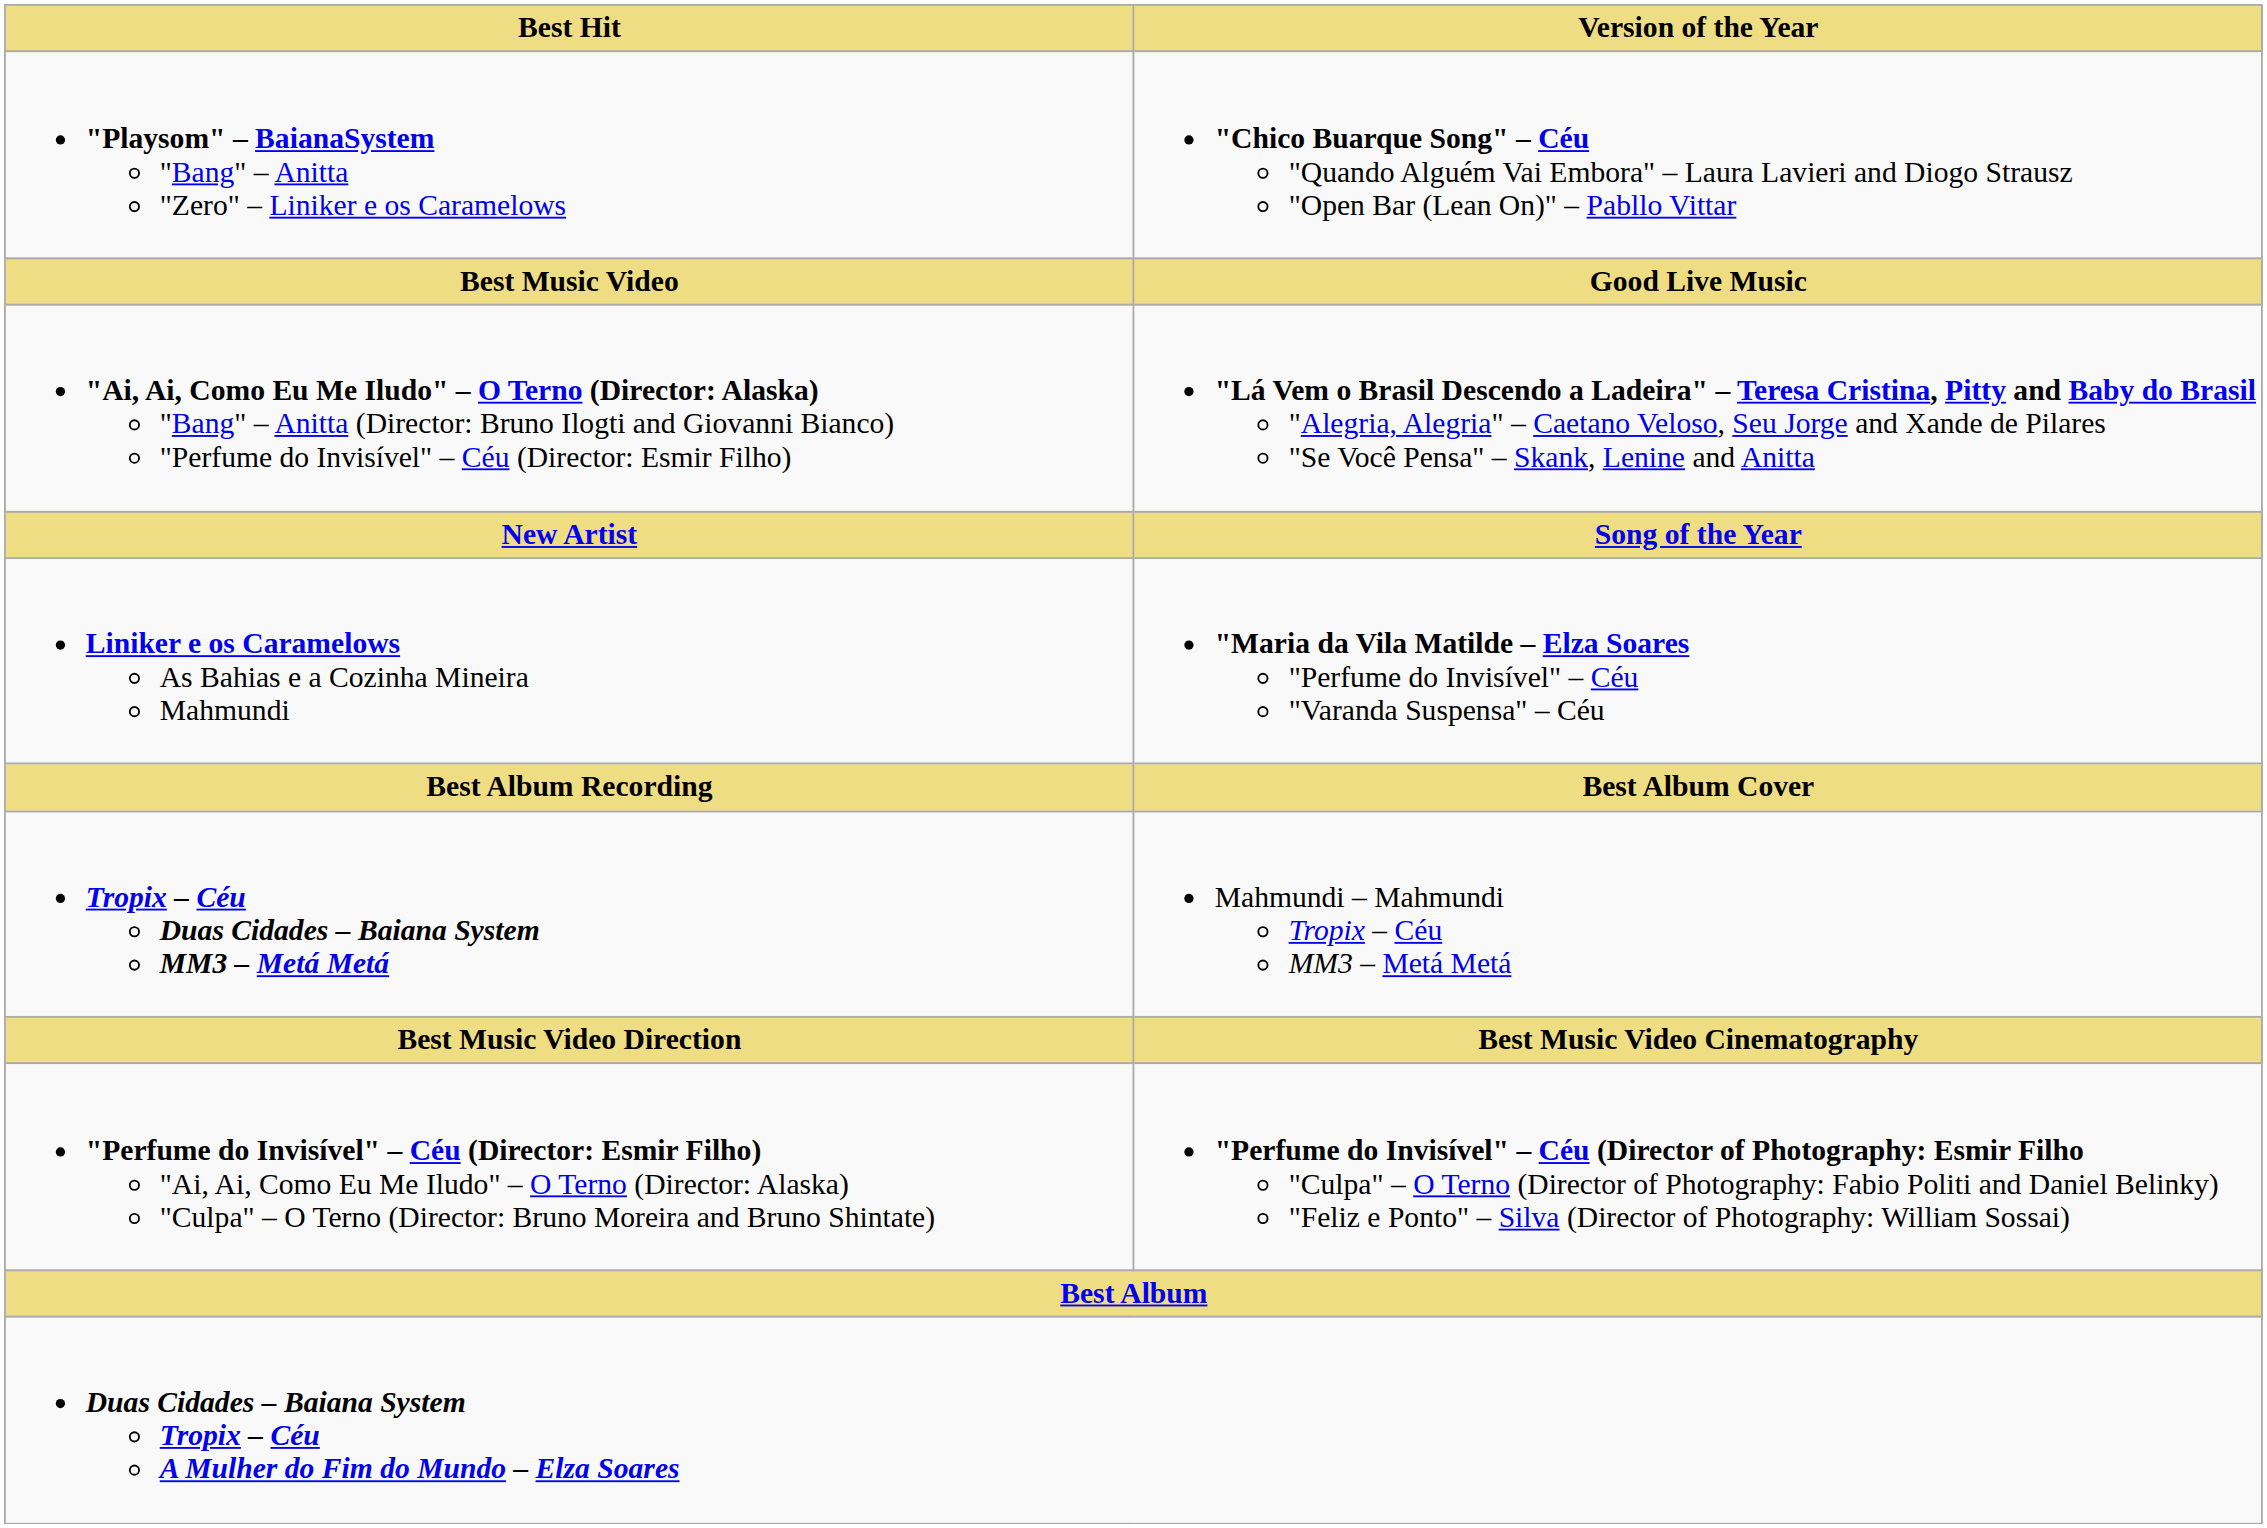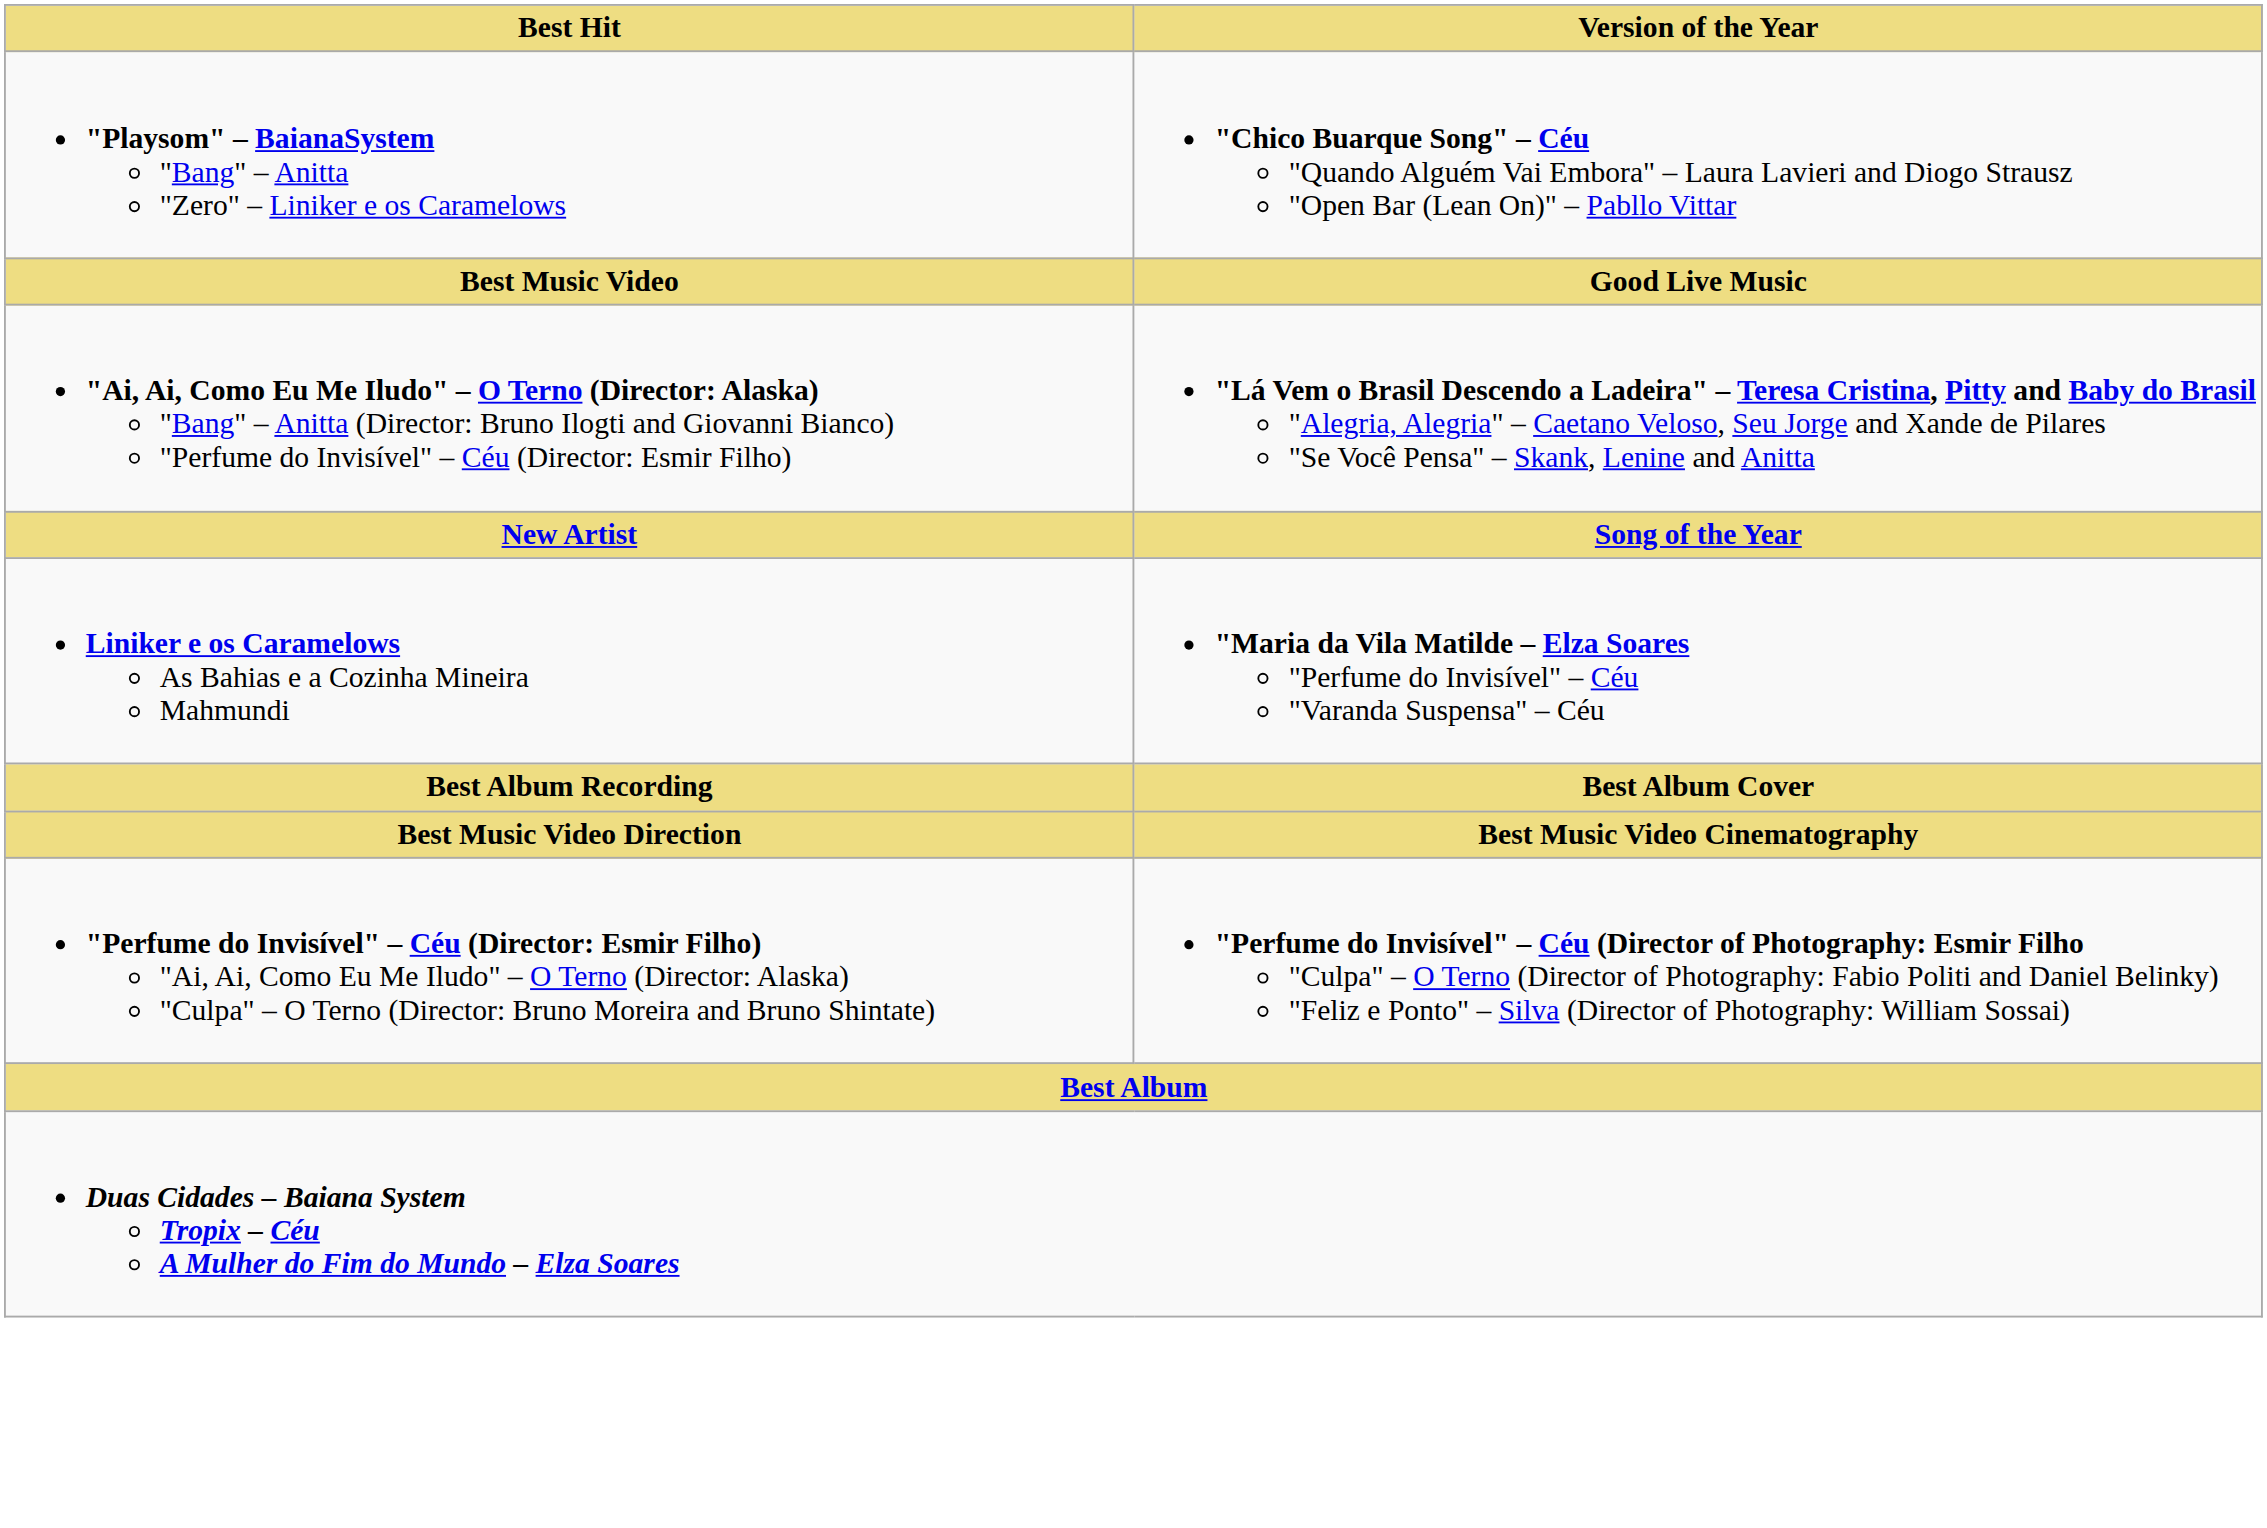- row: (569, 931)
